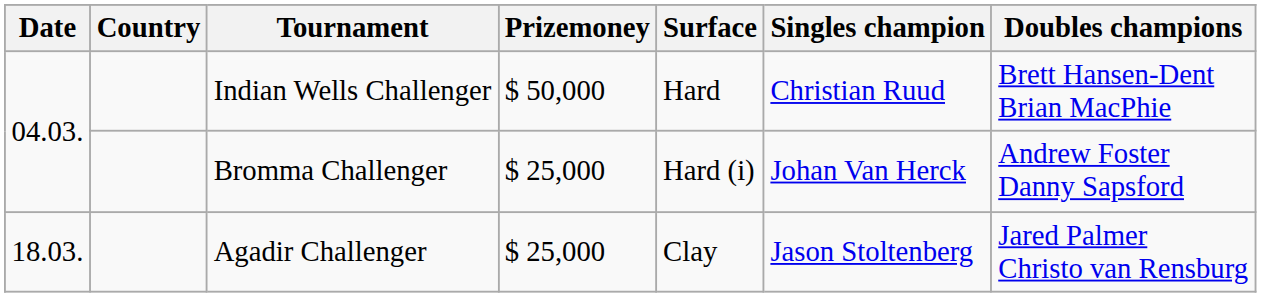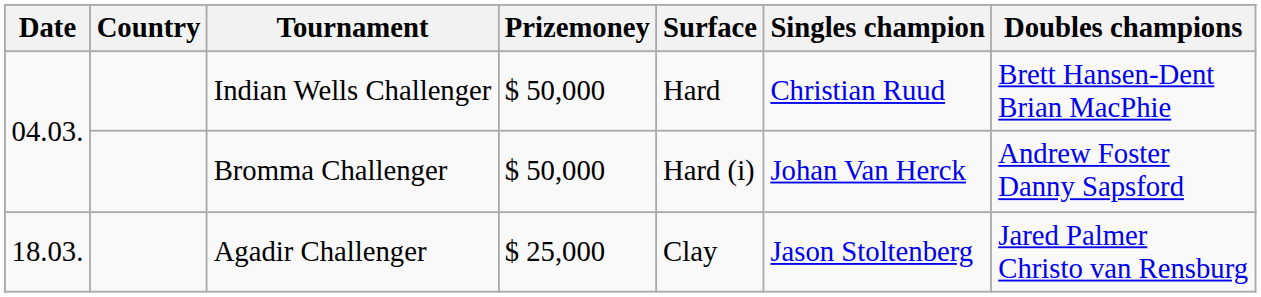(555, 170) $ 25,000 -> (555, 170) $ 50,000
